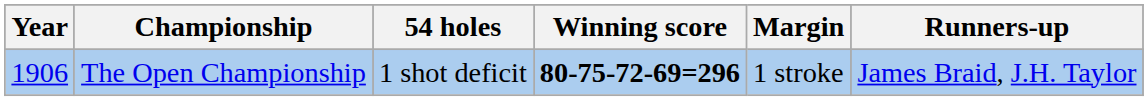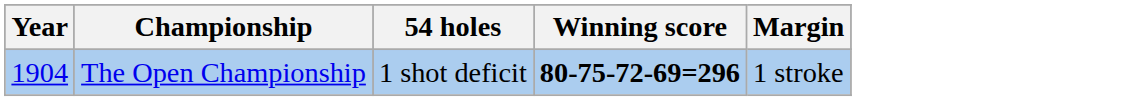- column: (997, 26)
(40, 71) 1906 -> (40, 71) 1904
